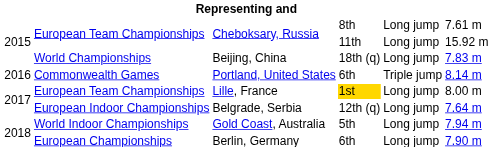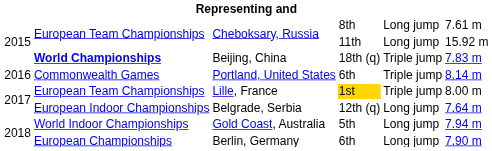(93, 58) normal -> (98, 58) bold
(411, 58) Long jump -> (413, 58) Triple jump
(411, 91) Long jump -> (413, 91) Triple jump
